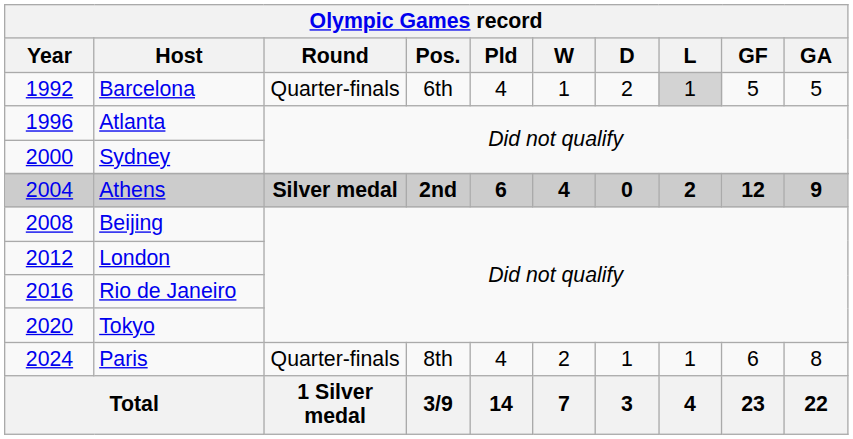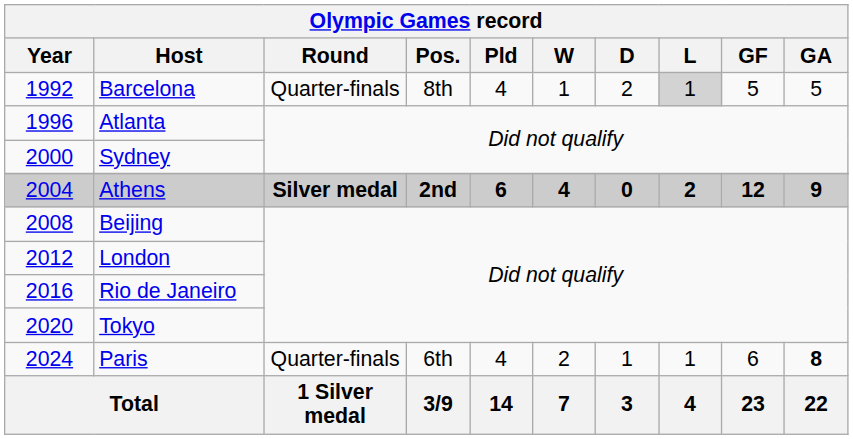(438, 88) 6th -> (438, 88) 8th
(438, 358) 8th -> (438, 358) 6th
(816, 358) normal -> (816, 358) bold
